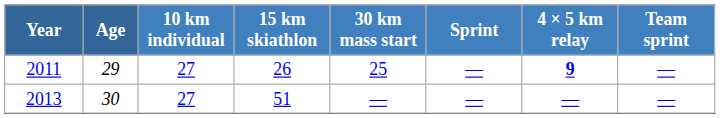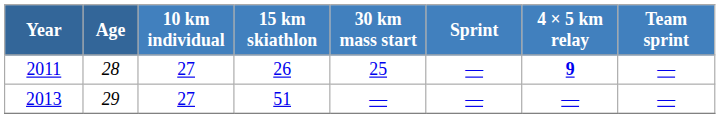(111, 69) 29 -> (111, 69) 28
(111, 99) 30 -> (111, 99) 29
